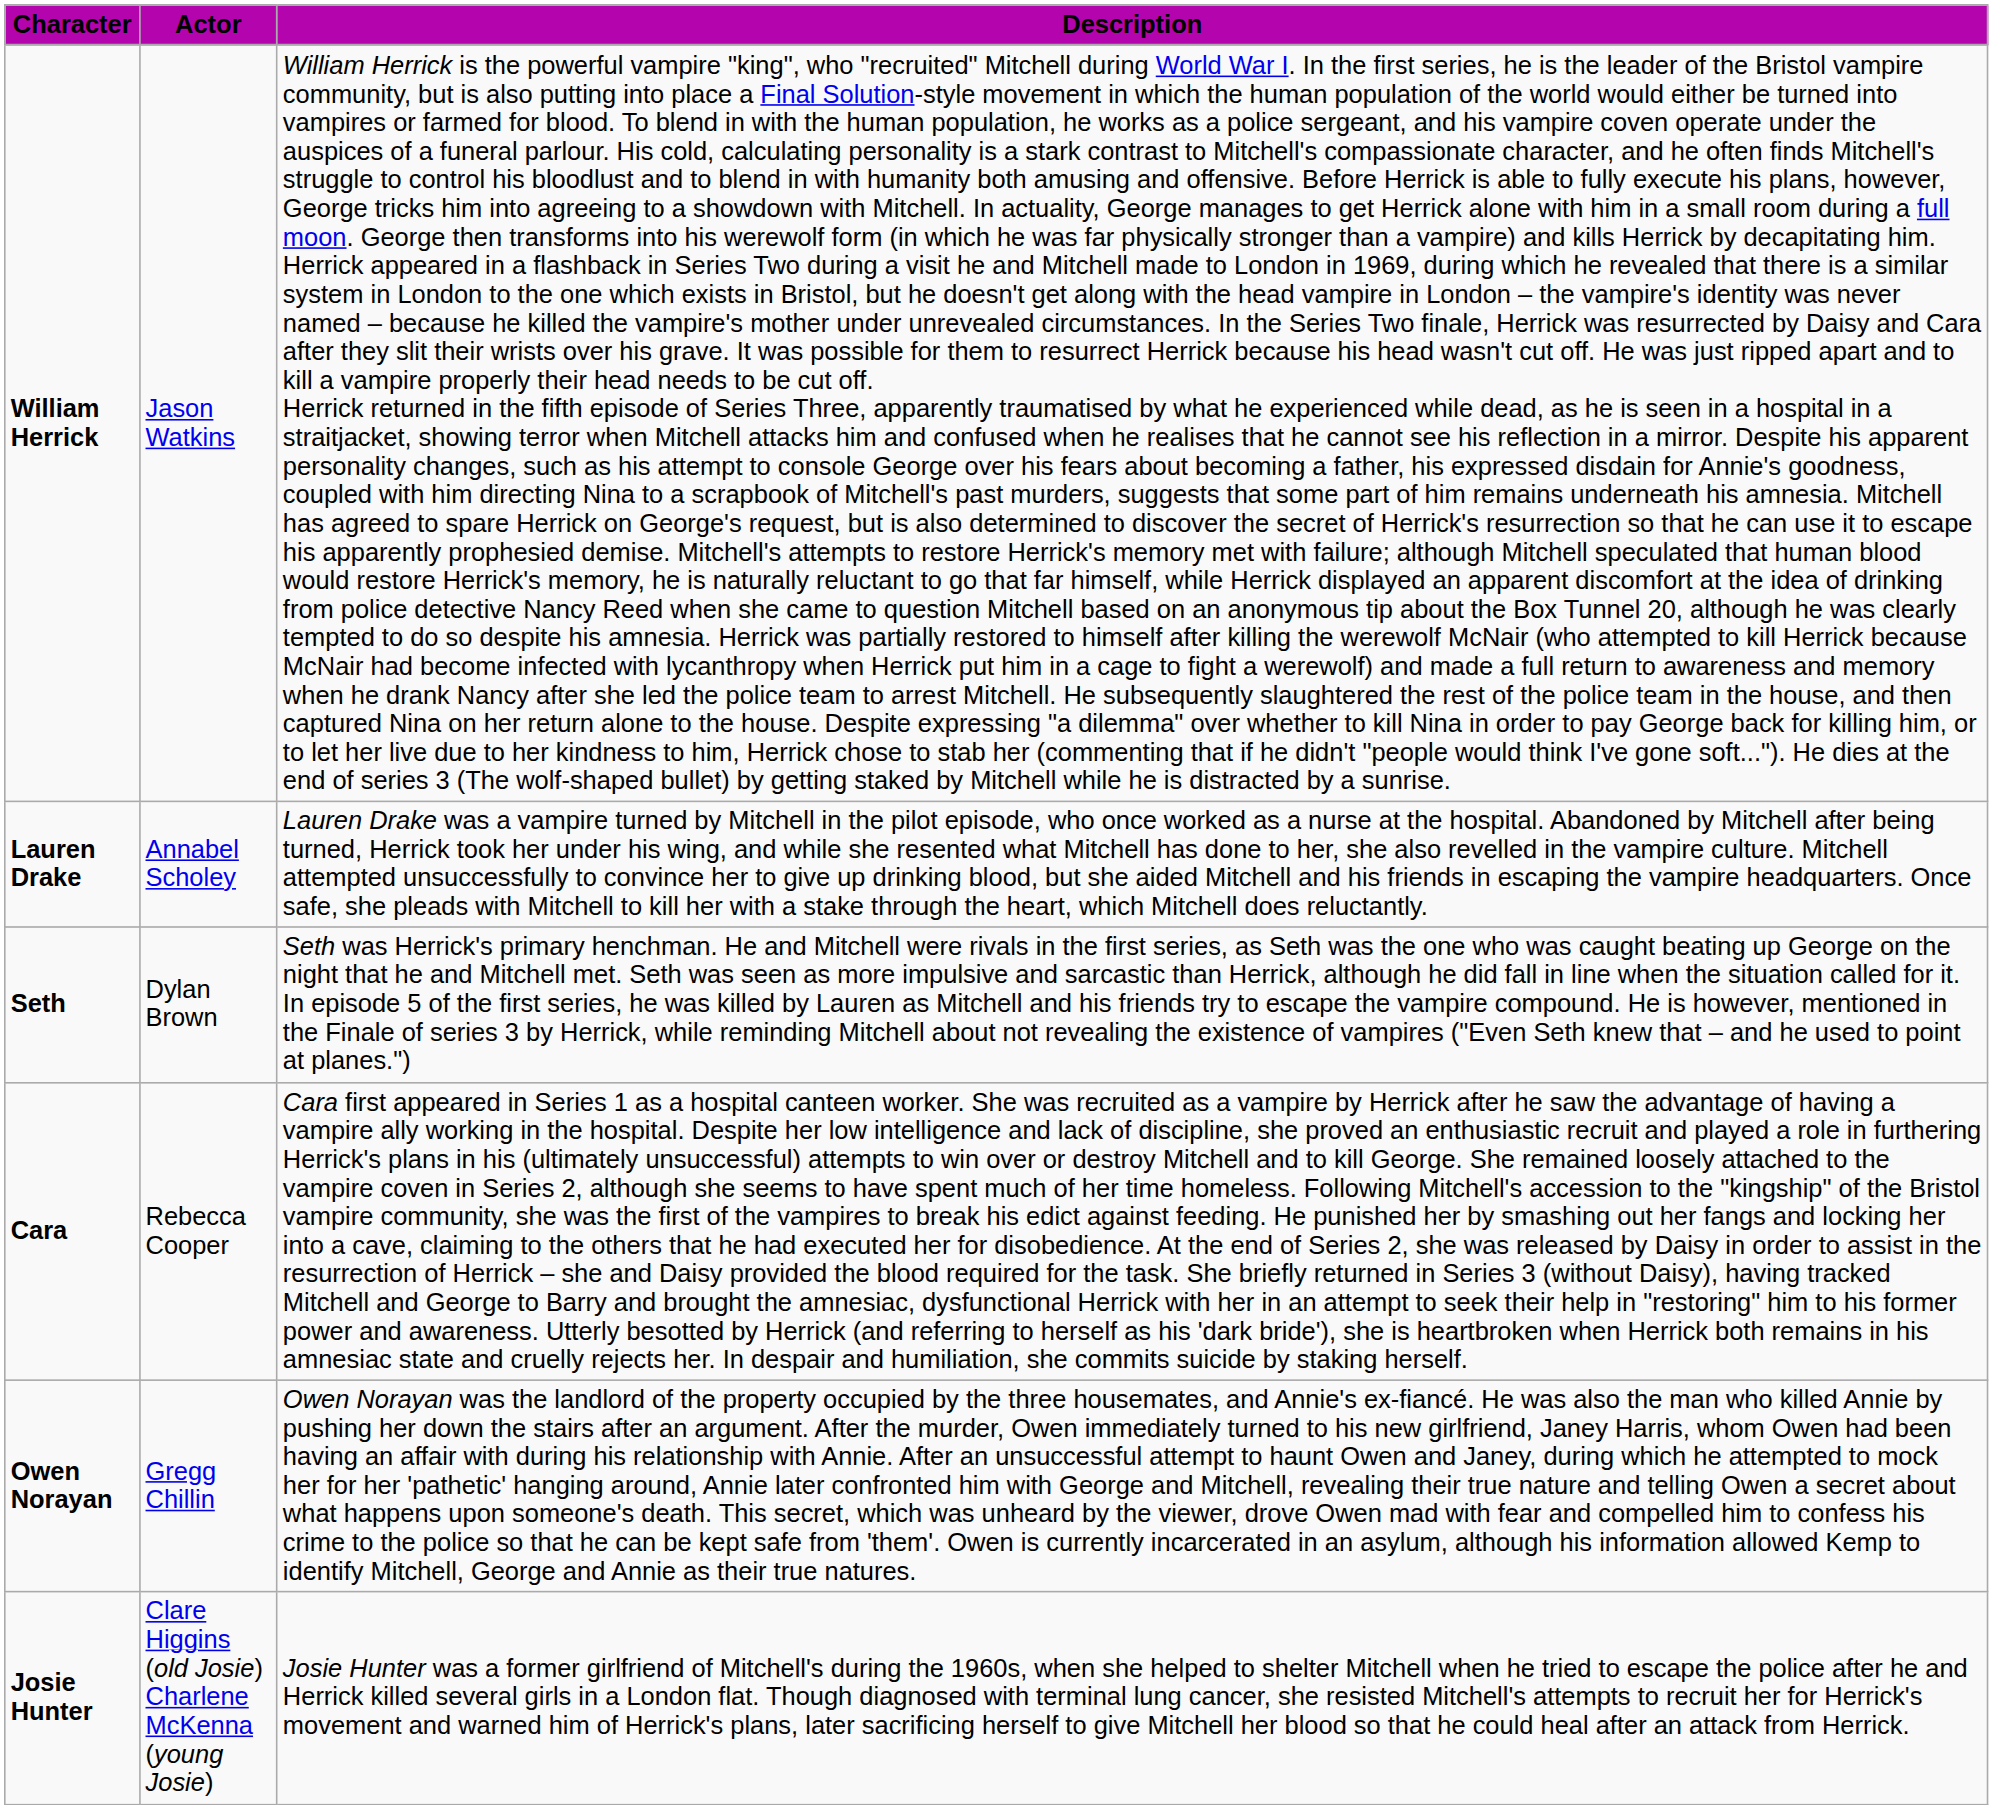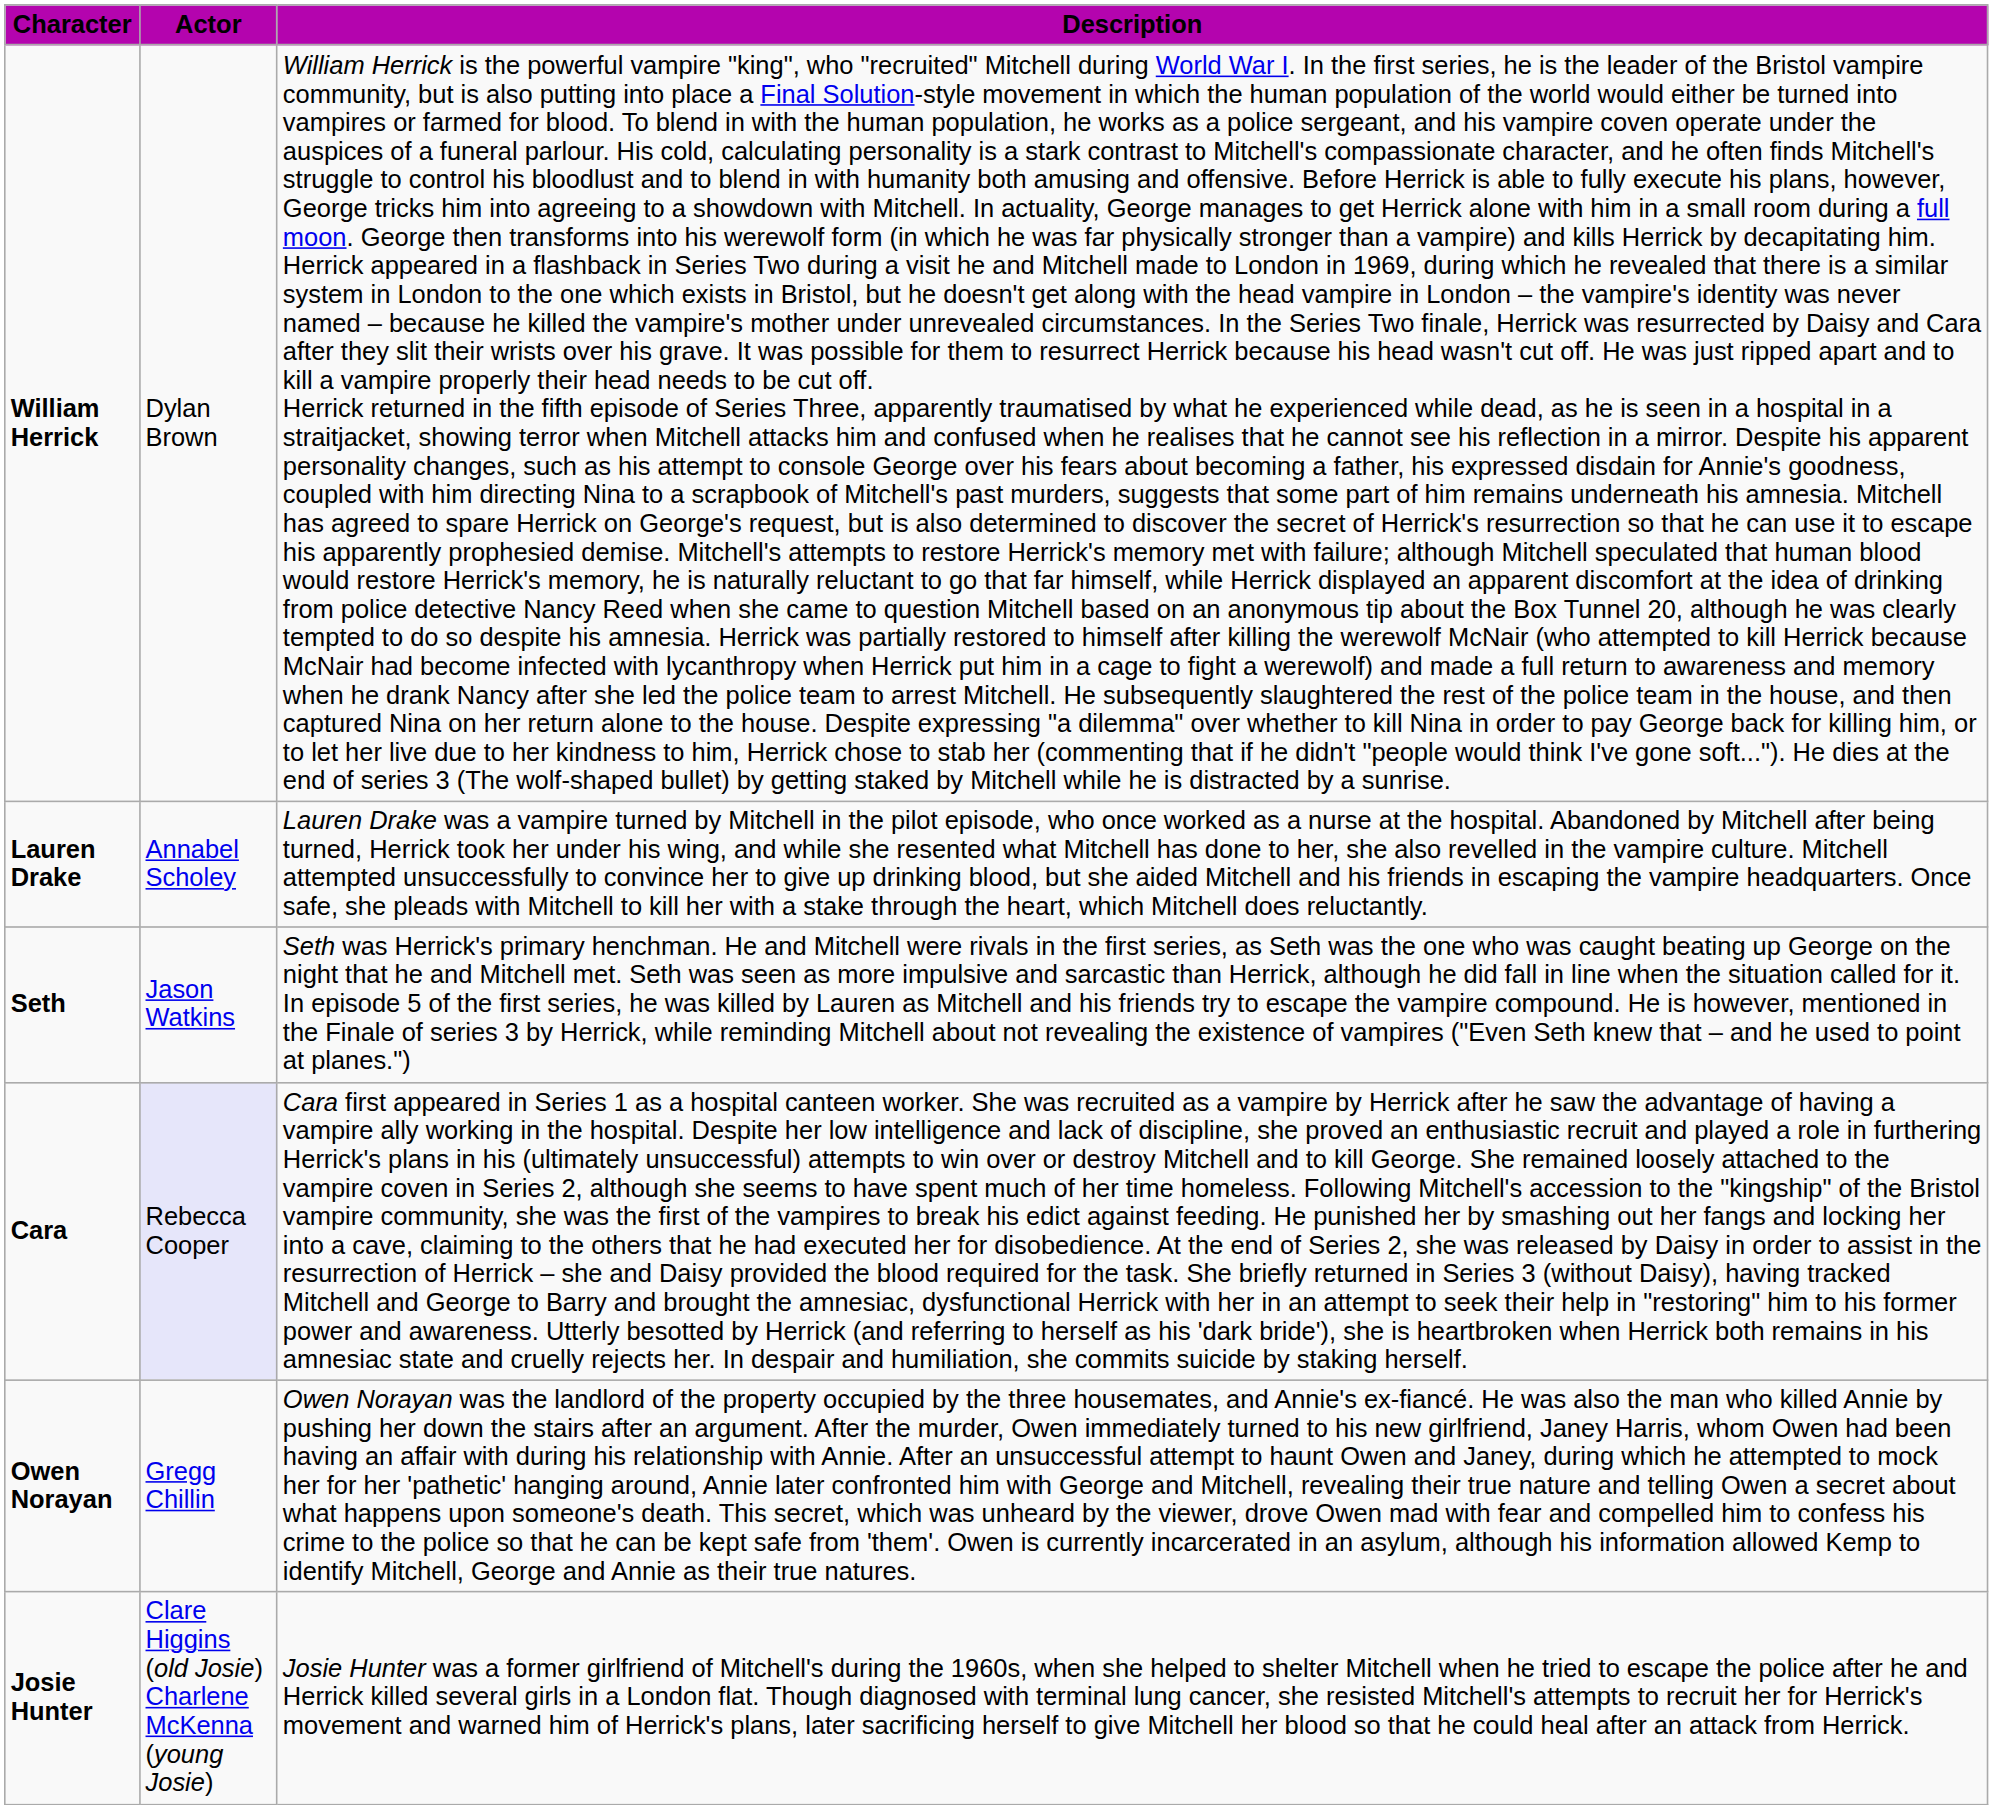(190, 422) Jason Watkins -> (182, 422) Dylan Brown
(182, 1004) Dylan Brown -> (190, 1004) Jason Watkins
(196, 1230) no background -> (196, 1230) lavender background
